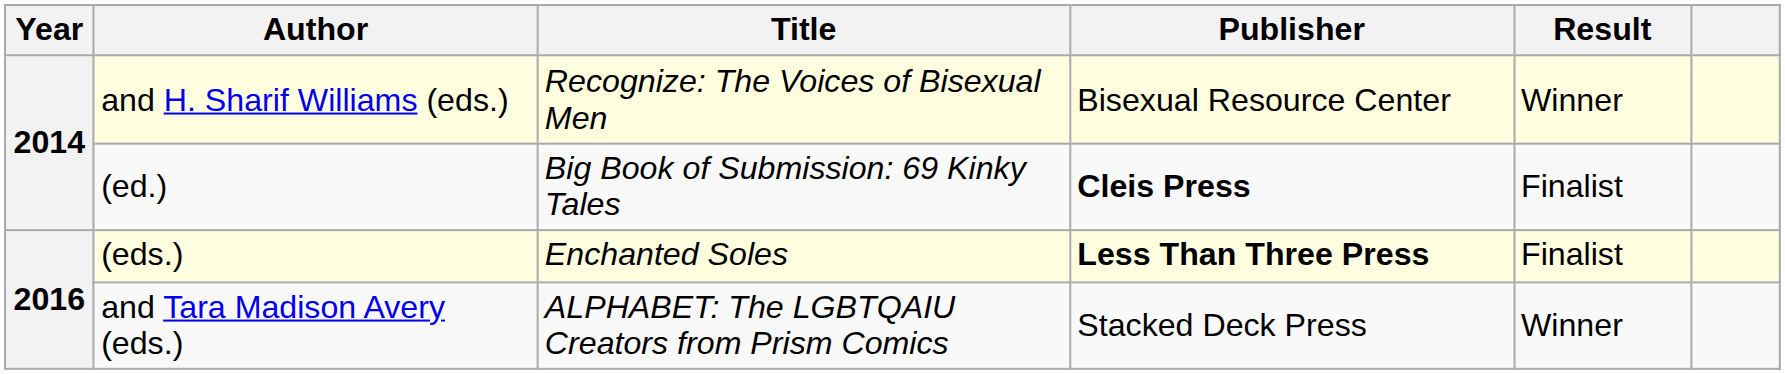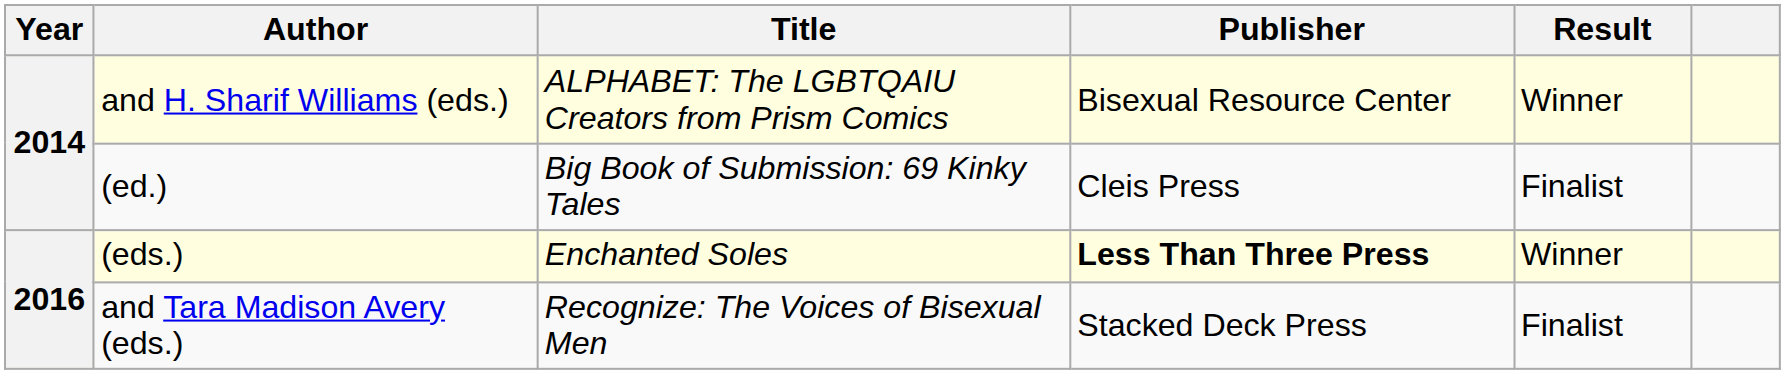(793, 99) Recognize: The Voices of Bisexual Men -> (750, 99) ALPHABET: The LGBTQAIU Creators from Prism Comics
(1164, 186) bold -> (1159, 186) normal
(1572, 255) Finalist -> (1572, 255) Winner
(750, 324) ALPHABET: The LGBTQAIU Creators from Prism Comics -> (793, 324) Recognize: The Voices of Bisexual Men
(1572, 324) Winner -> (1572, 324) Finalist
